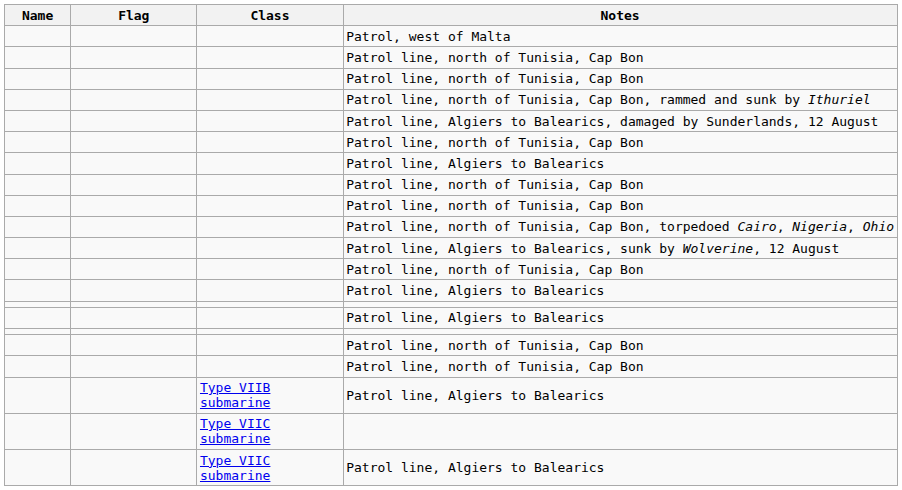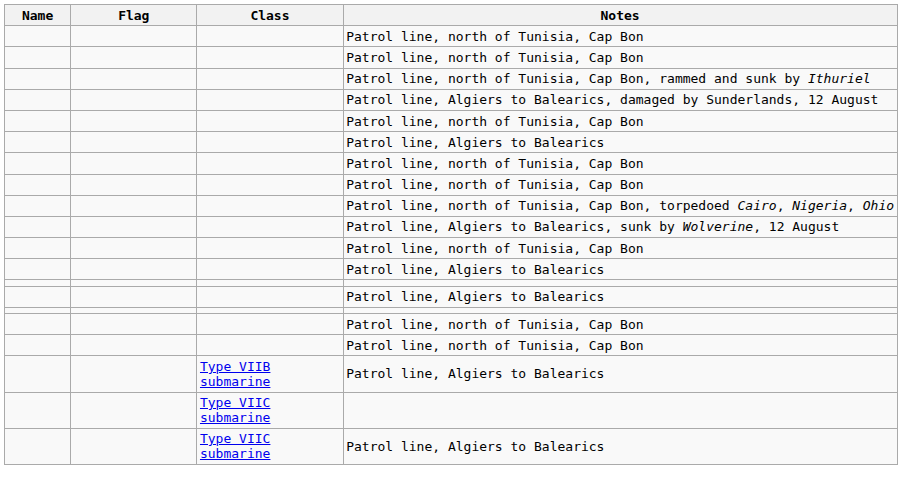- row: (270, 36)
